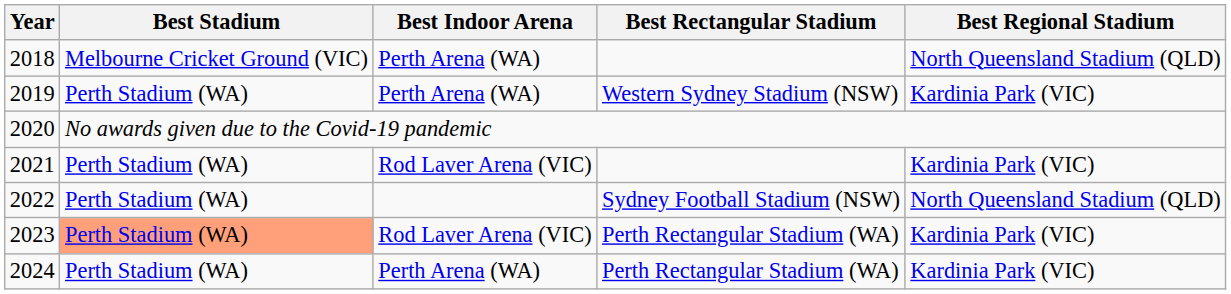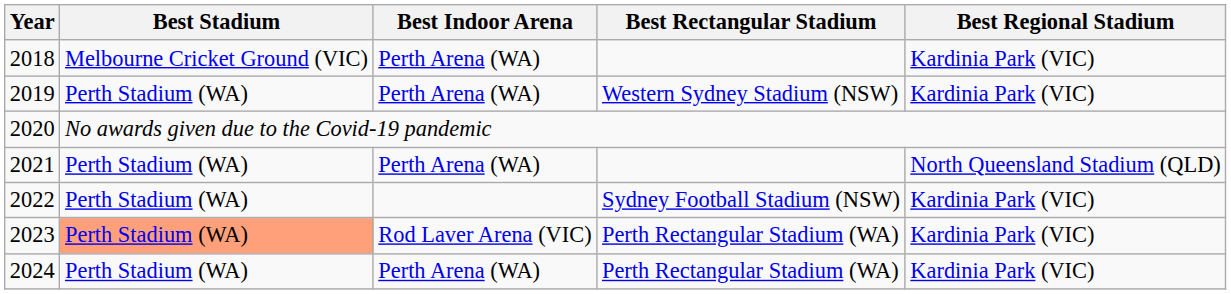(1066, 57) North Queensland Stadium (QLD) -> (1002, 57) Kardinia Park (VIC)
(485, 164) Rod Laver Arena (VIC) -> (459, 164) Perth Arena (WA)
(1002, 164) Kardinia Park (VIC) -> (1066, 164) North Queensland Stadium (QLD)
(1066, 199) North Queensland Stadium (QLD) -> (1002, 199) Kardinia Park (VIC)
